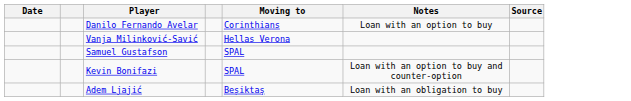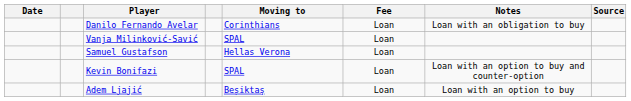+ column: (384, 11)
(426, 25) Loan with an option to buy -> (508, 25) Loan with an obligation to buy
(257, 39) Hellas Verona -> (234, 39) SPAL
(234, 53) SPAL -> (257, 53) Hellas Verona
(426, 90) Loan with an obligation to buy -> (508, 90) Loan with an option to buy
